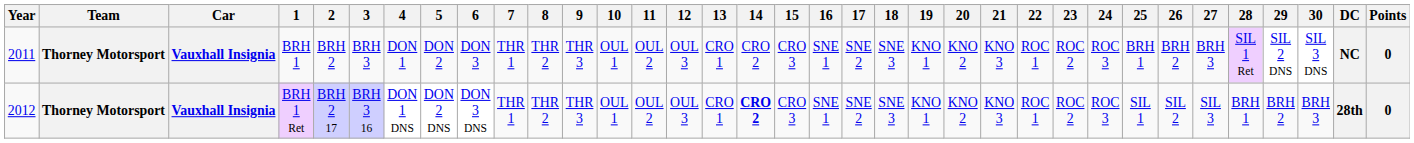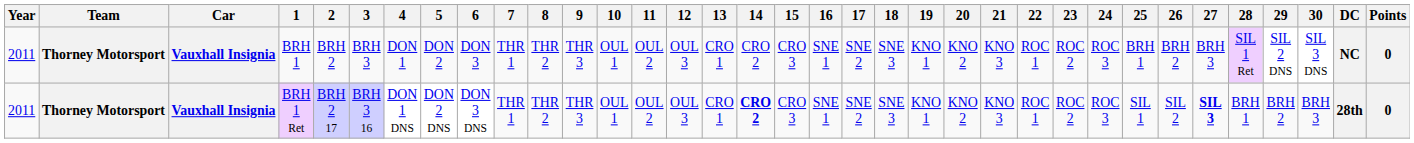(22, 110) 2012 -> (22, 110) 2011
(1211, 110) normal -> (1211, 110) bold
